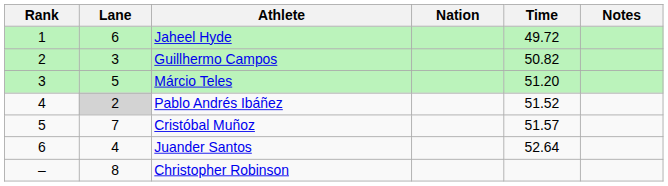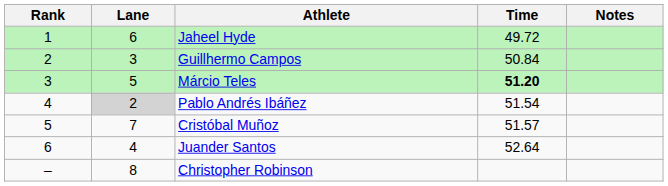- column: (458, 15)
(542, 59) 50.82 -> (522, 59) 50.84
(542, 81) normal -> (522, 81) bold
(542, 103) 51.52 -> (522, 103) 51.54
